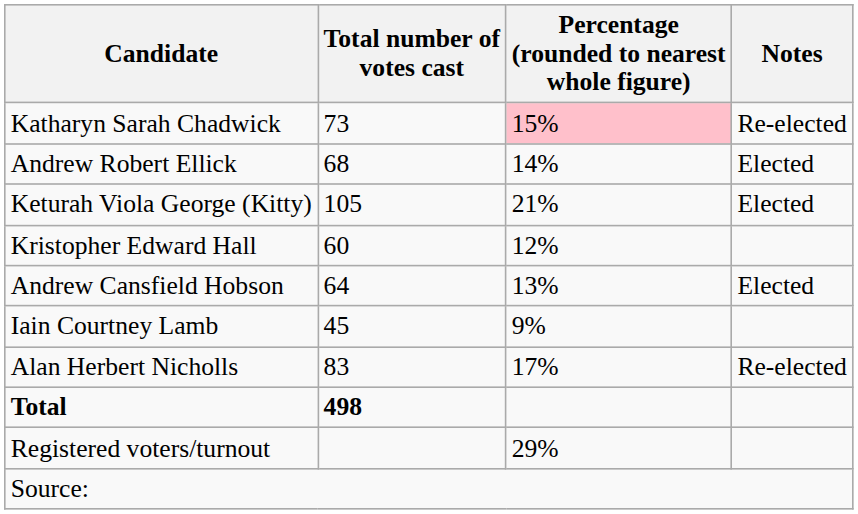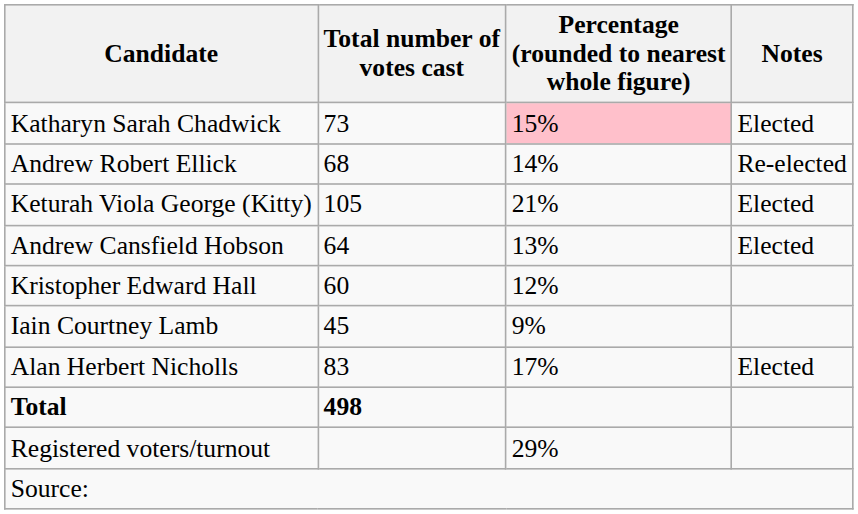(792, 123) Re-elected -> (776, 123) Elected
(776, 163) Elected -> (792, 163) Re-elected
rows swapped: (134, 244) <-> (147, 285)
(792, 366) Re-elected -> (776, 366) Elected
